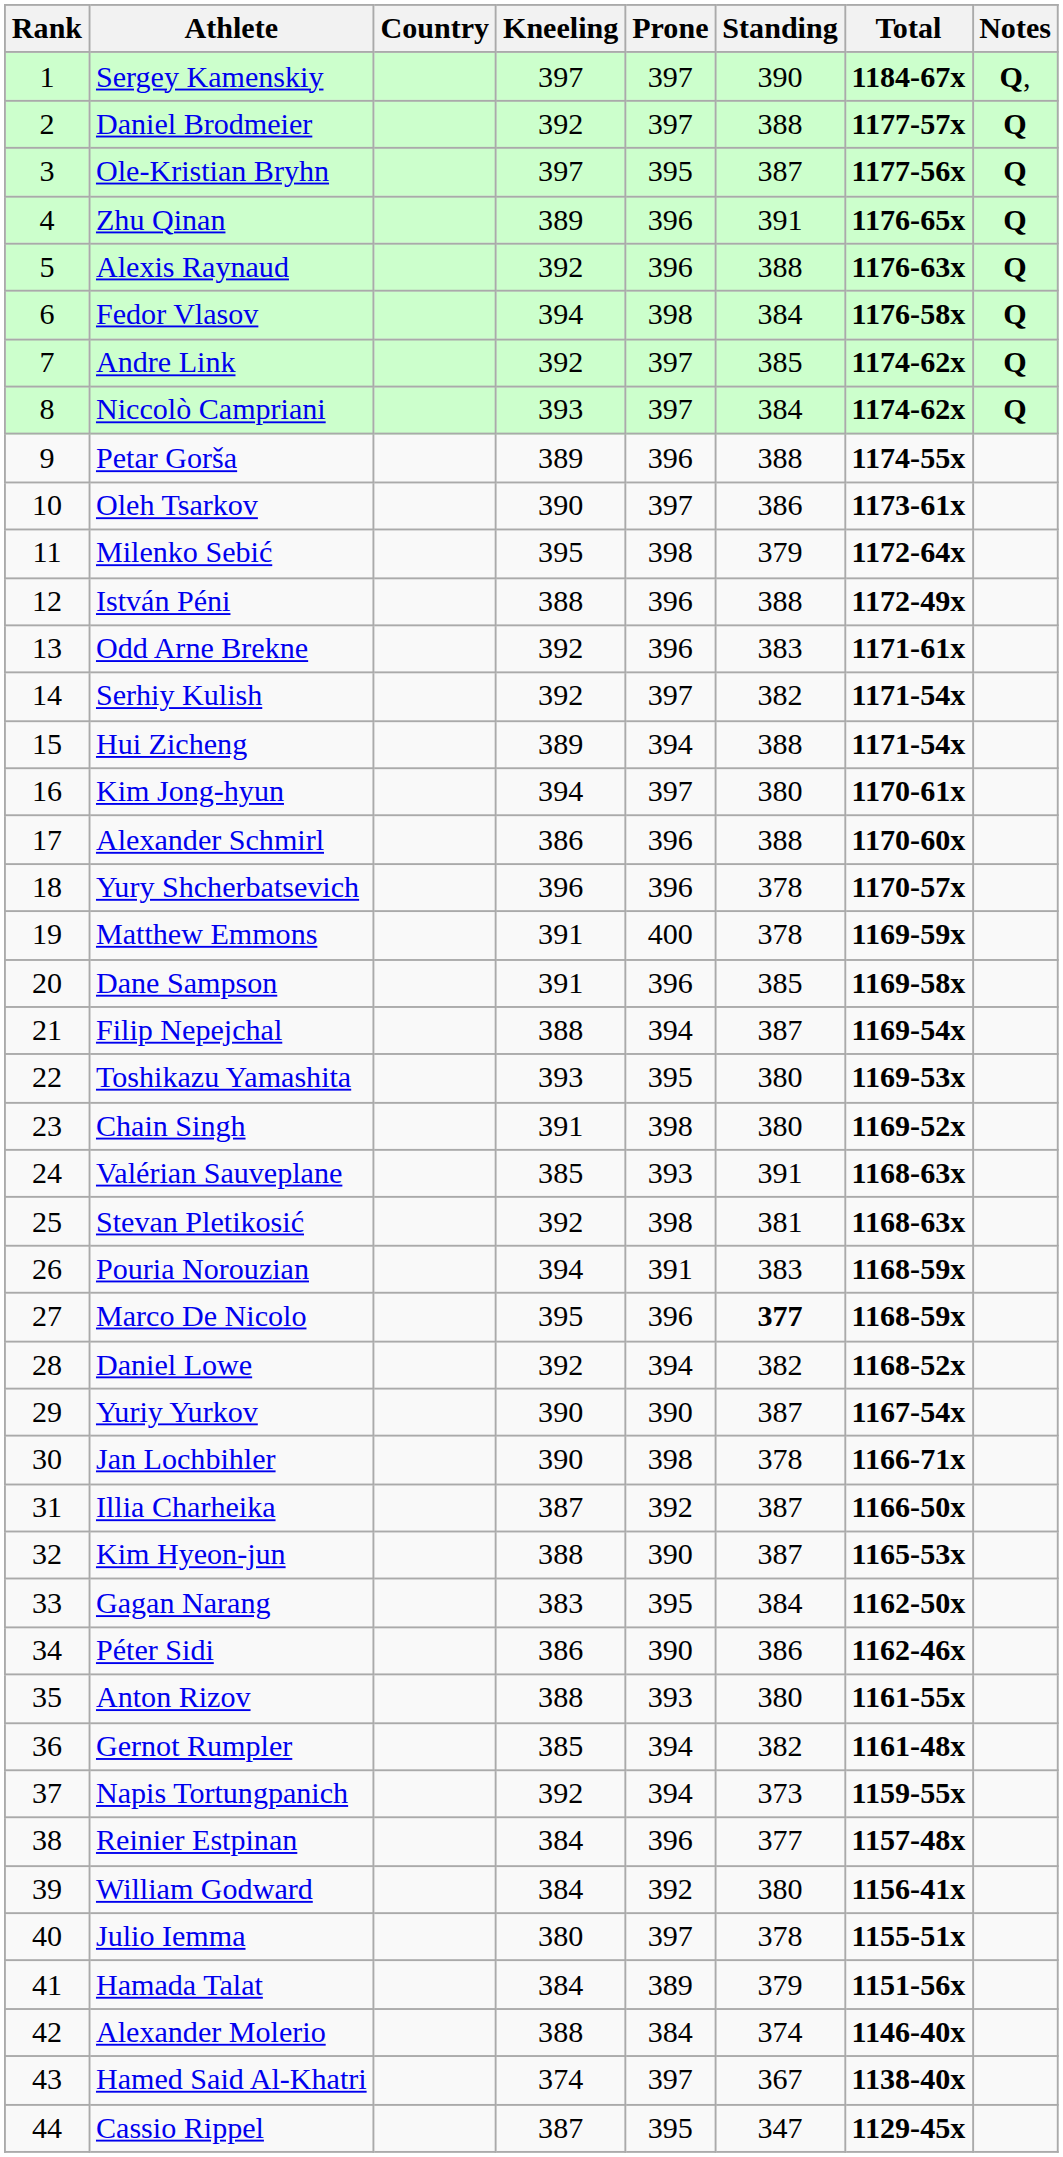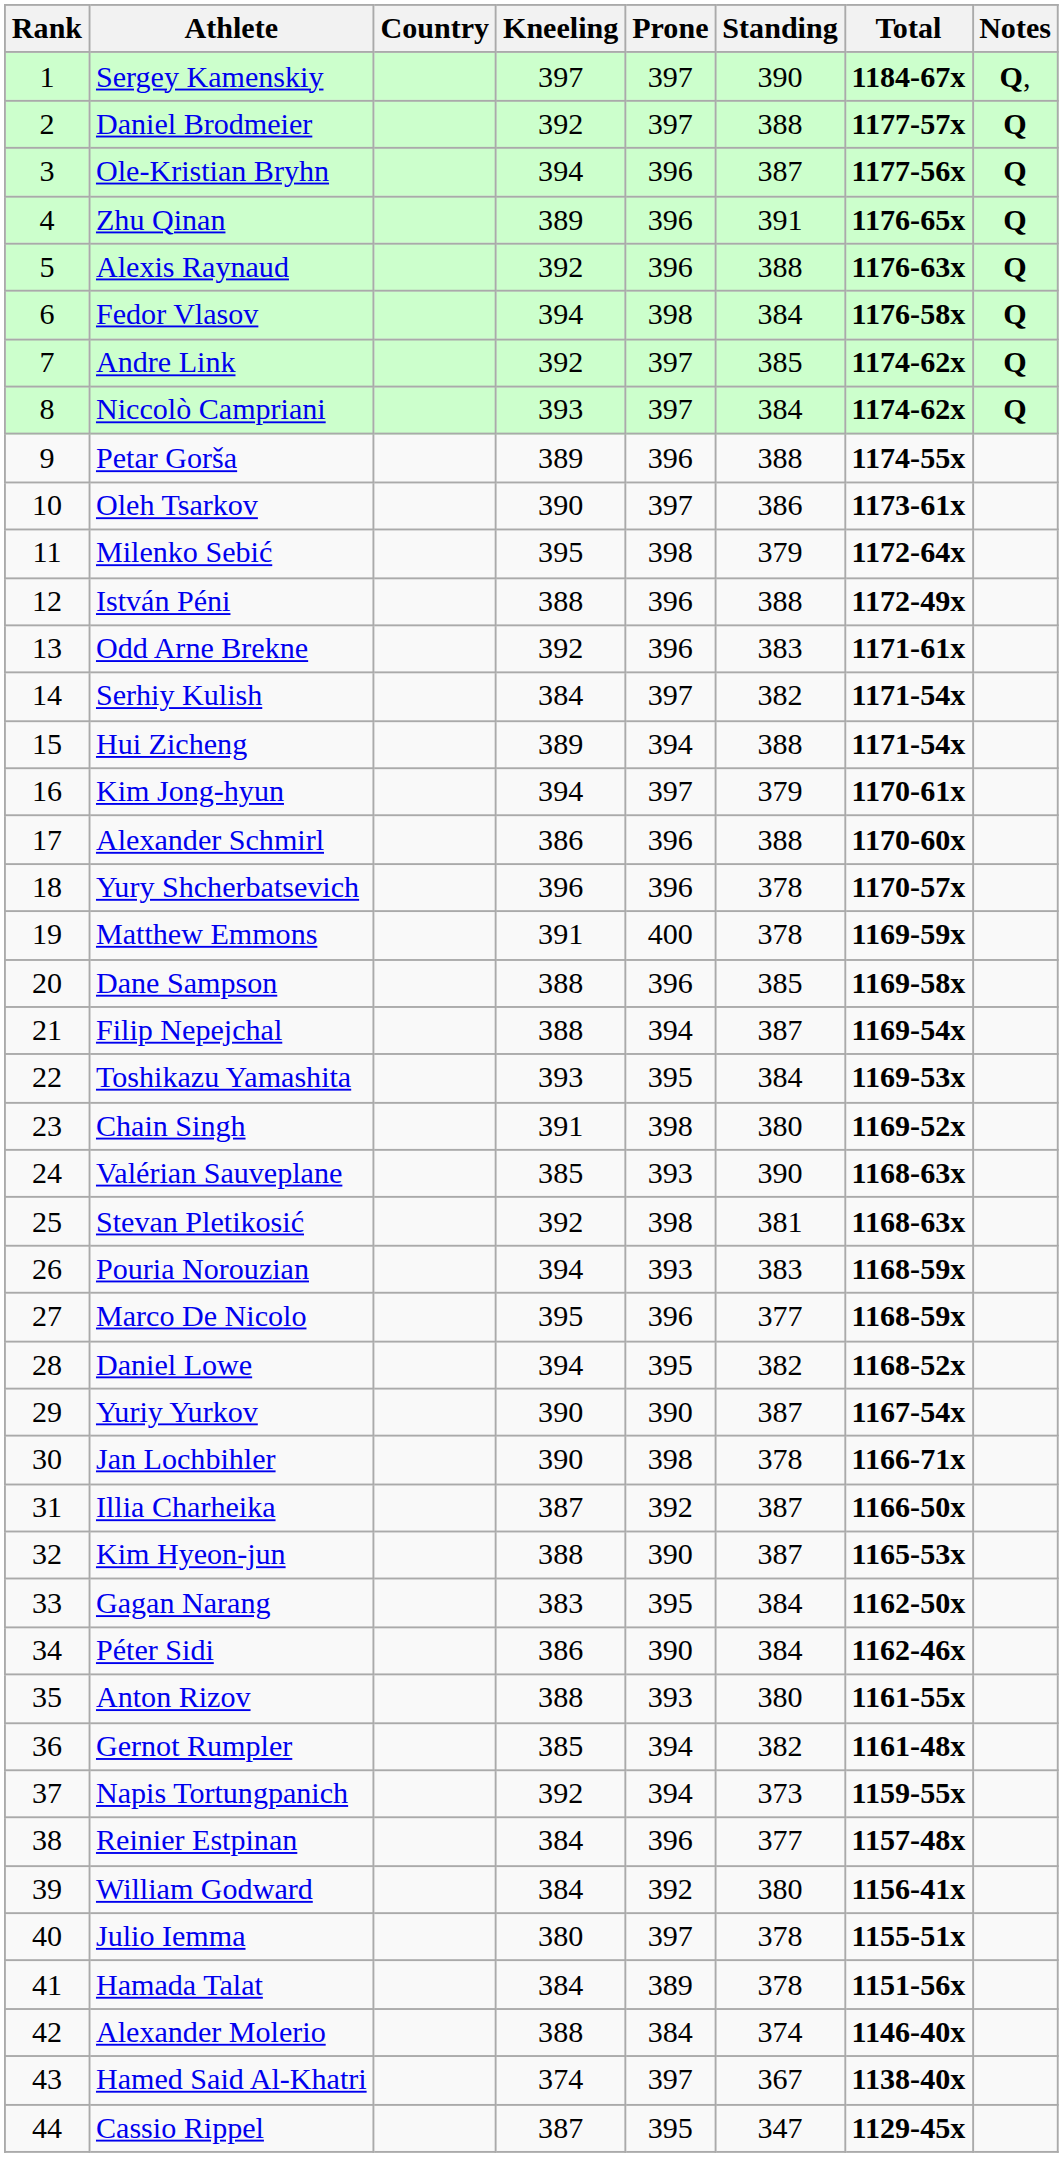(561, 171) 397 -> (561, 171) 394
(670, 171) 395 -> (670, 171) 396
(561, 696) 392 -> (561, 696) 384
(780, 791) 380 -> (780, 791) 379
(561, 982) 391 -> (561, 982) 388
(780, 1077) 380 -> (780, 1077) 384
(780, 1173) 391 -> (780, 1173) 390
(670, 1268) 391 -> (670, 1268) 393
(780, 1316) bold -> (780, 1316) normal
(561, 1364) 392 -> (561, 1364) 394
(670, 1364) 394 -> (670, 1364) 395
(780, 1650) 386 -> (780, 1650) 384
(780, 1984) 379 -> (780, 1984) 378
